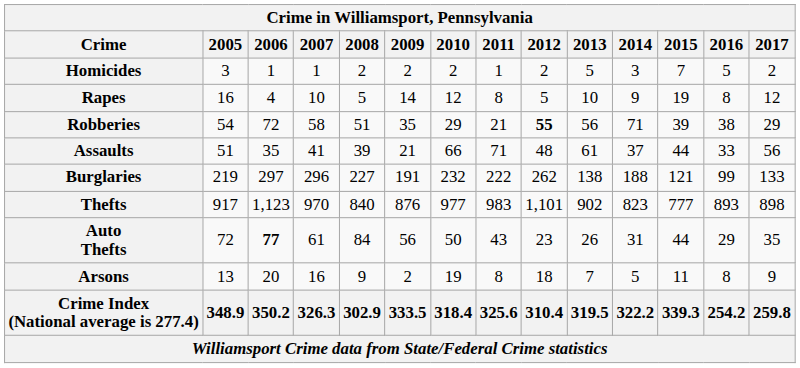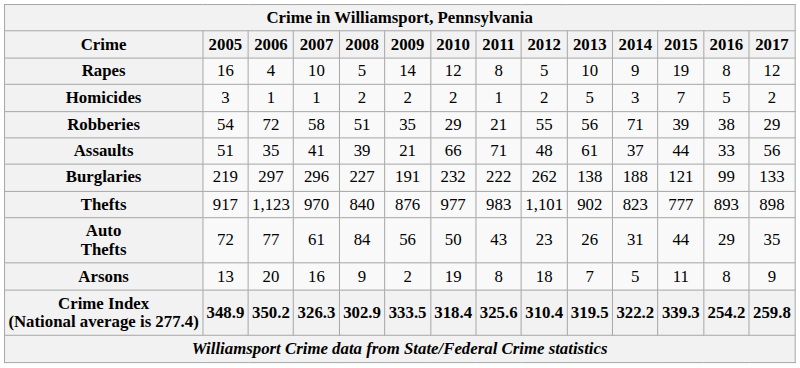rows swapped: (104, 71) <-> (104, 97)
(544, 124) bold -> (544, 124) normal
(271, 240) bold -> (271, 240) normal
